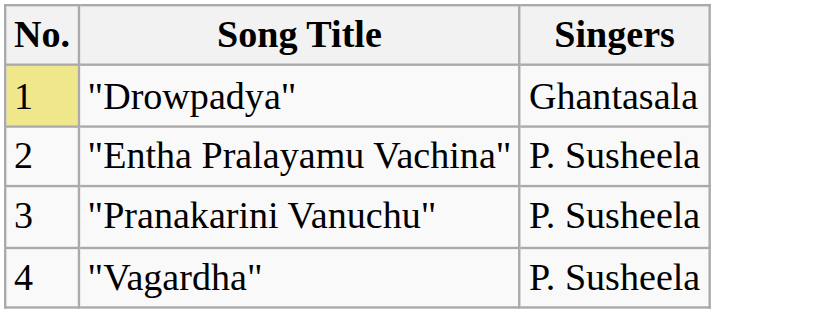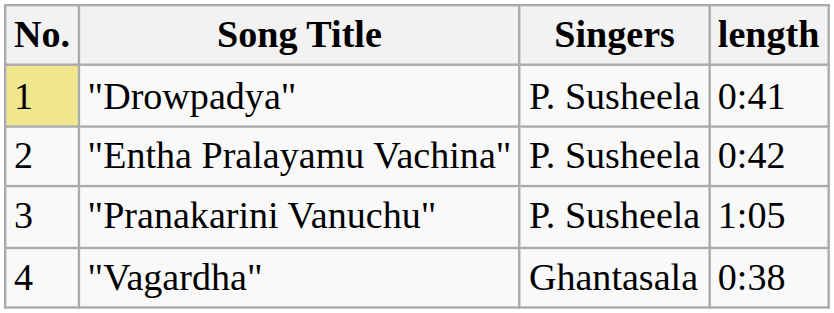+ column: (769, 34)
(613, 95) Ghantasala -> (615, 95) P. Susheela
(615, 276) P. Susheela -> (613, 276) Ghantasala
